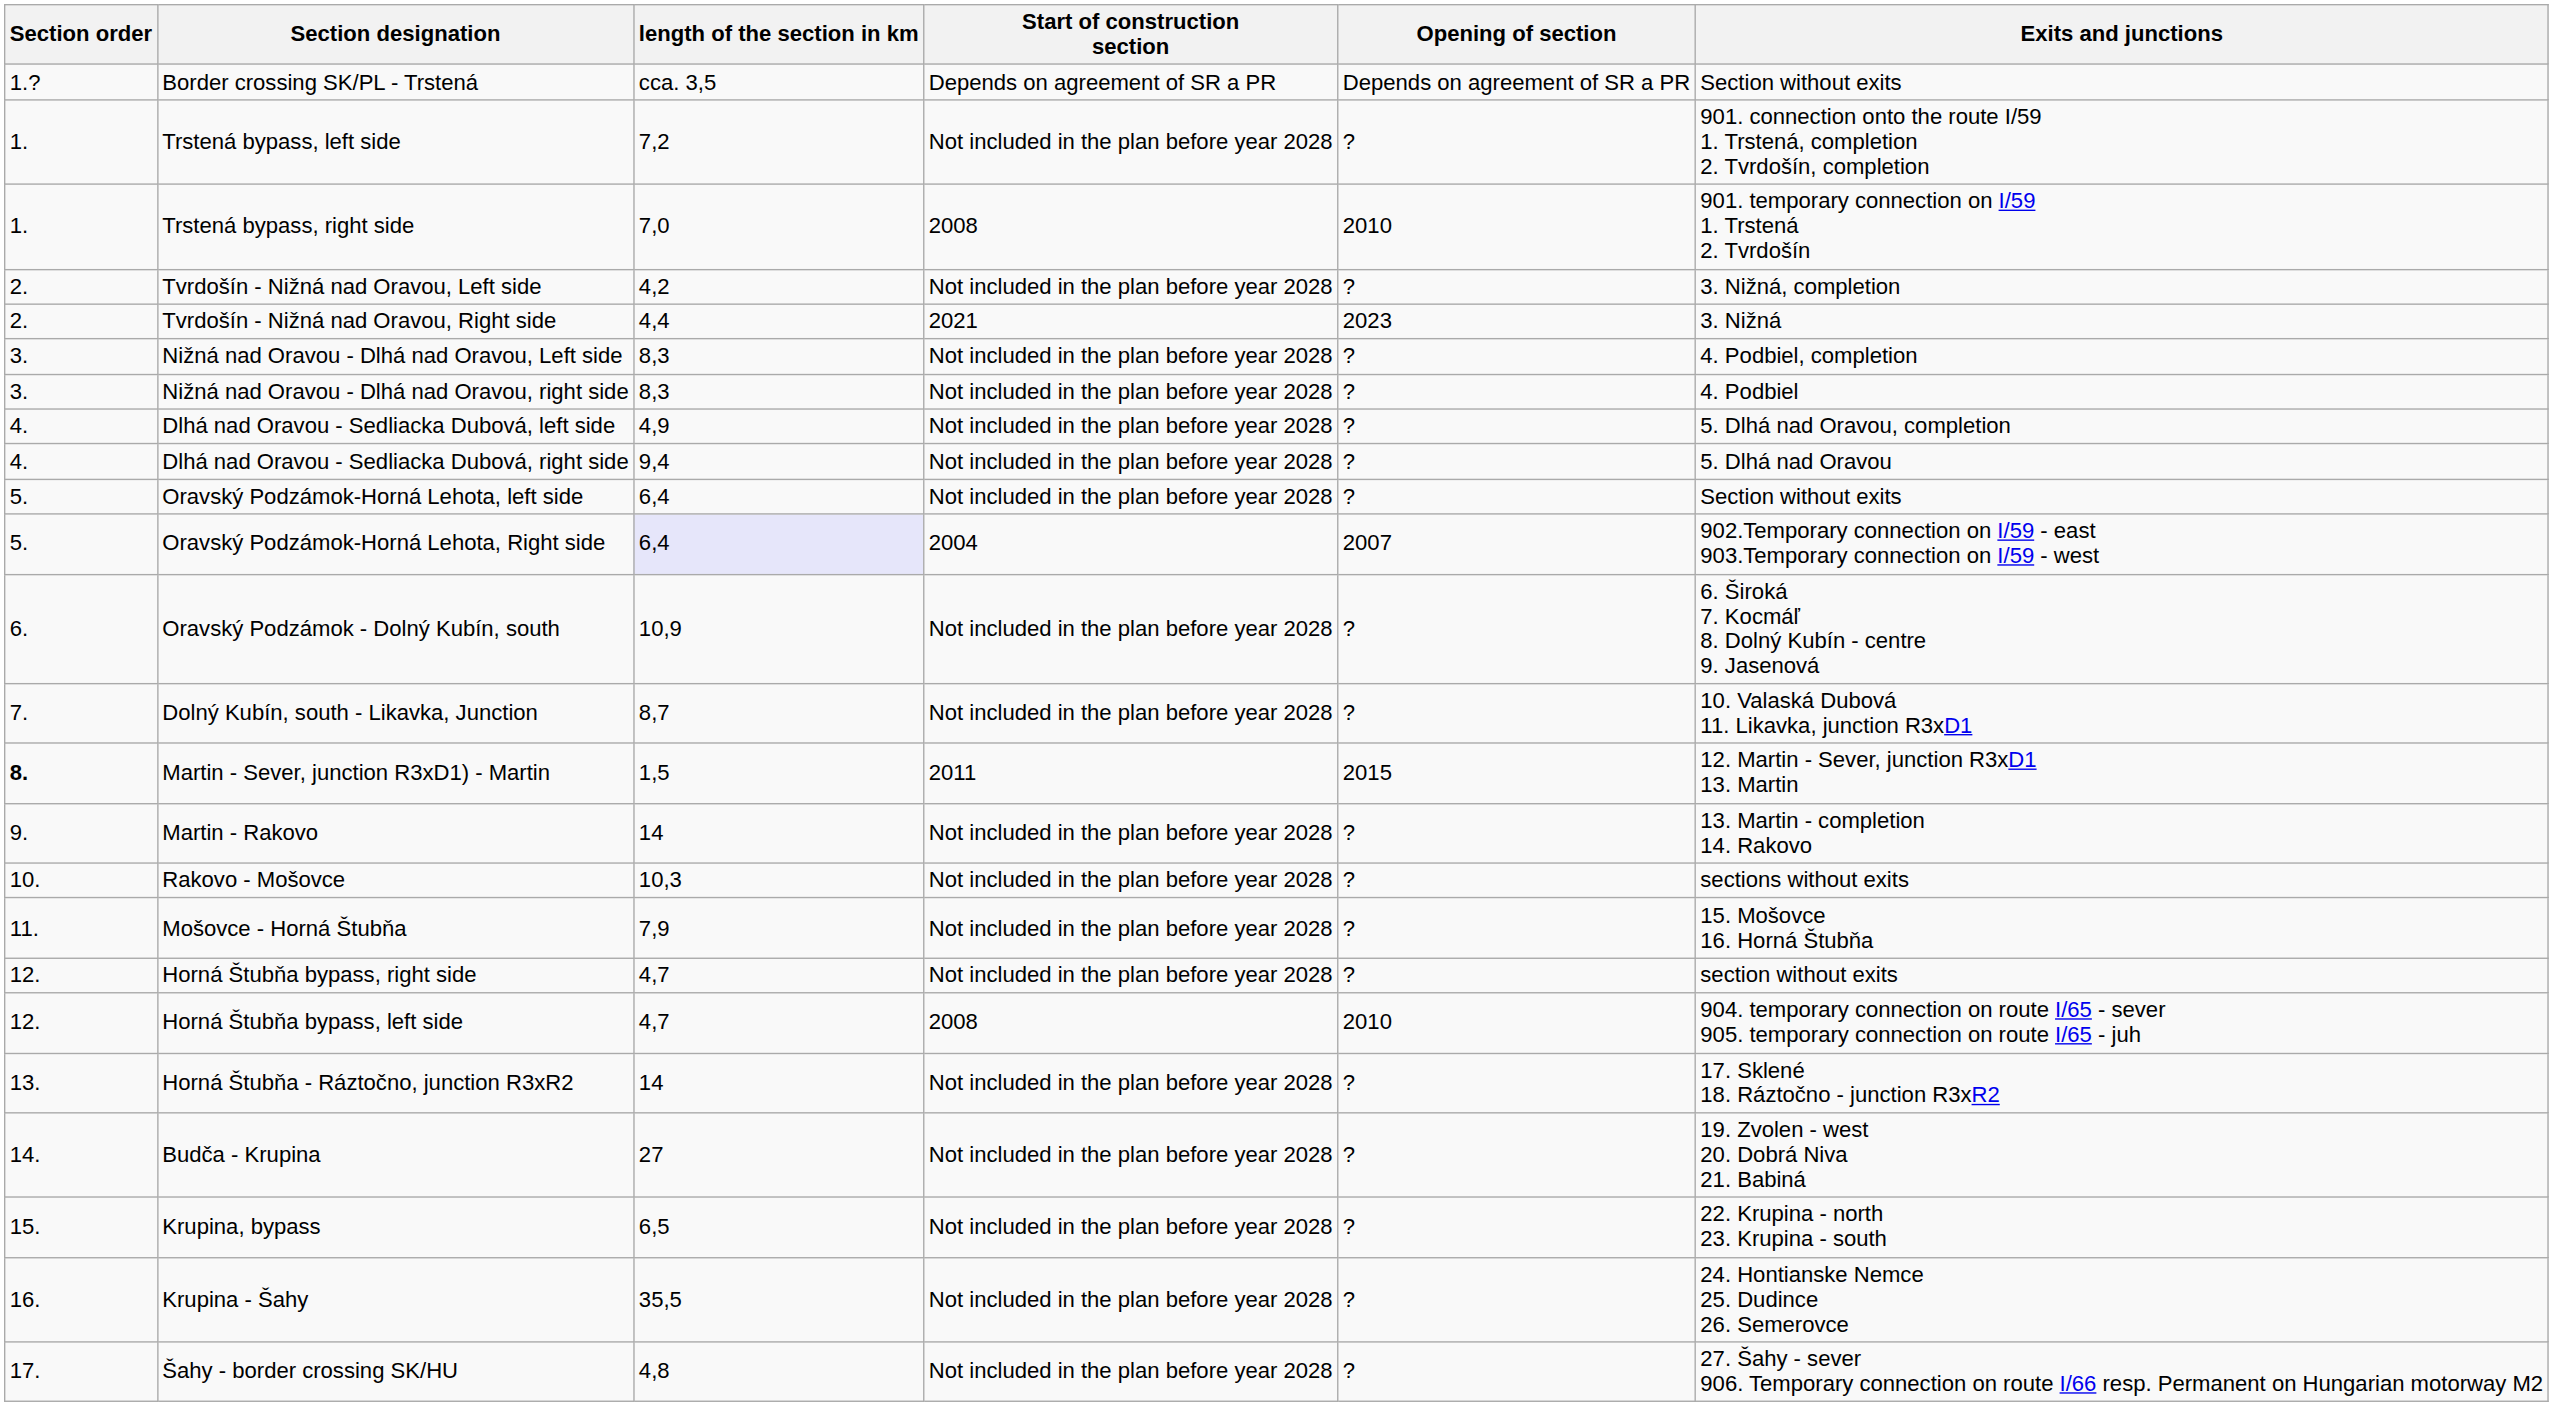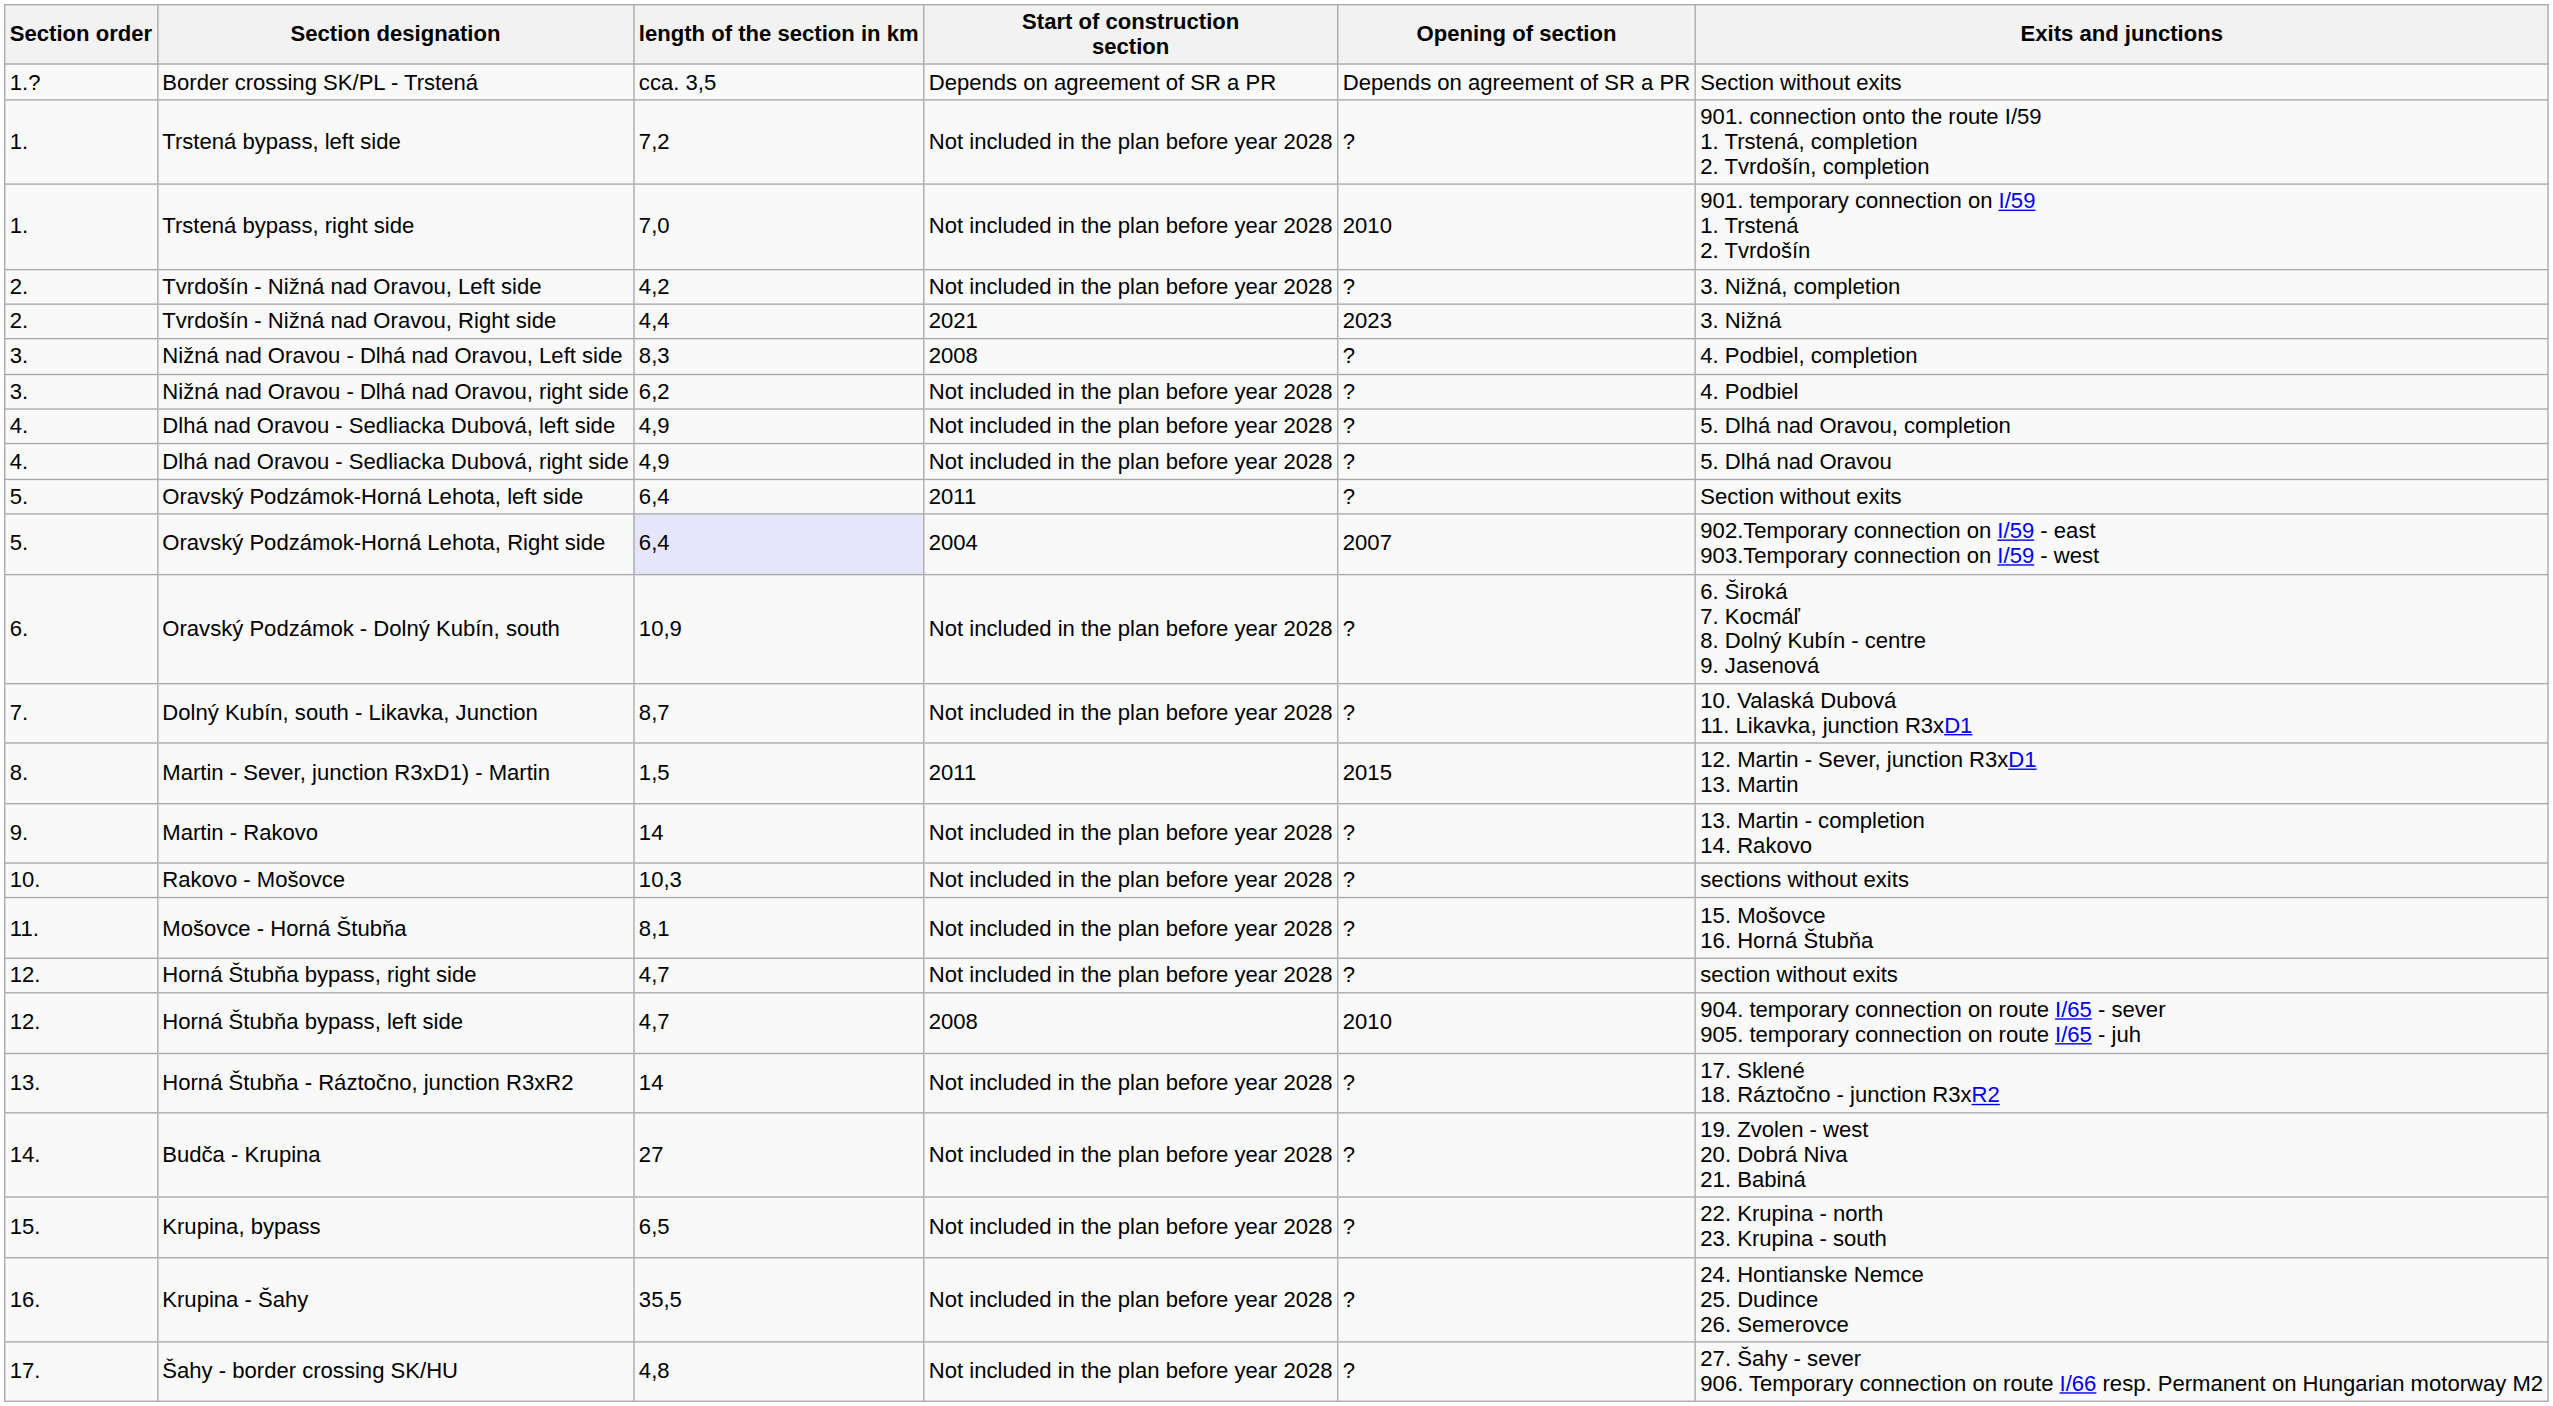(953, 226) 2008 -> (1131, 226) Not included in the plan before year 2028
(1131, 356) Not included in the plan before year 2028 -> (953, 356) 2008
(654, 391) 8,3 -> (654, 391) 6,2
(654, 461) 9,4 -> (654, 461) 4,9
(1131, 496) Not included in the plan before year 2028 -> (952, 496) 2011
(19, 773) bold -> (19, 773) normal
(654, 927) 7,9 -> (654, 927) 8,1
